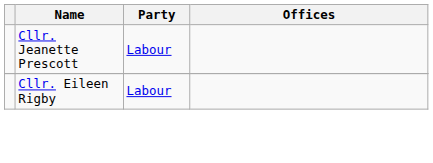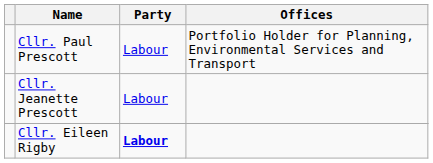+ row: (56, 49)
(149, 91) normal -> (145, 140) bold
